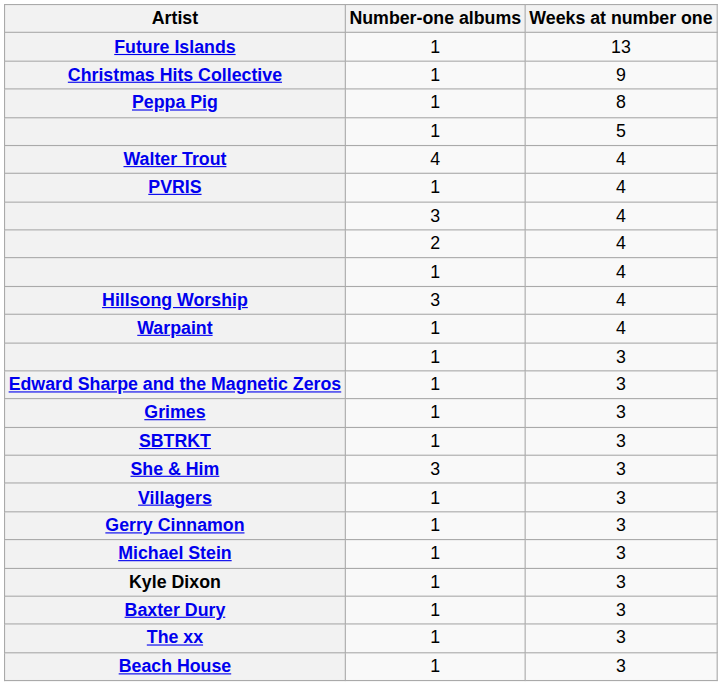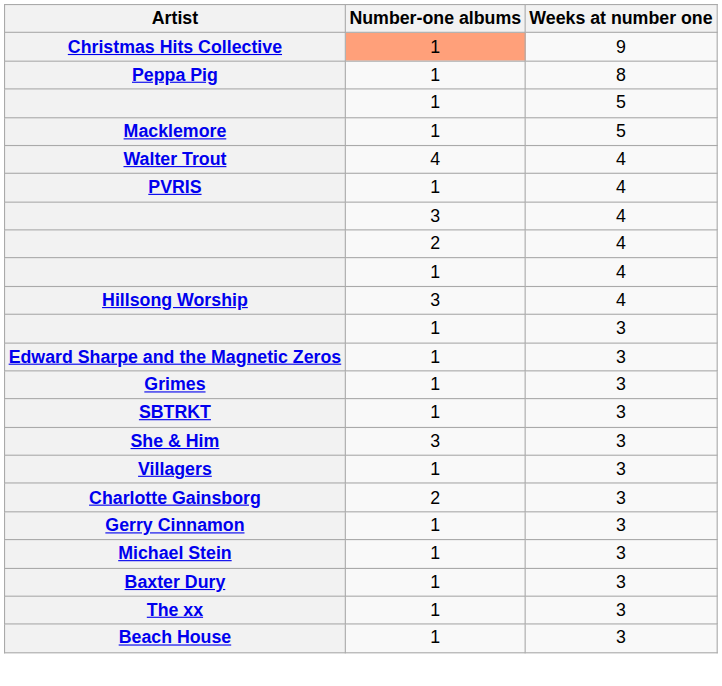- row: (175, 46)
(435, 74) no background -> (435, 46) lightsalmon background
+ row: (175, 131)
- row: (175, 328)
+ row: (175, 497)
- row: (175, 581)
